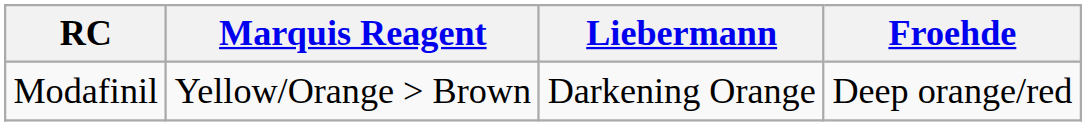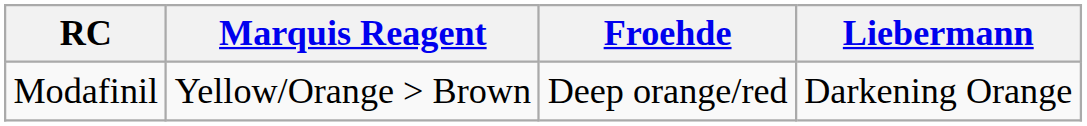columns swapped: (682, 33) <-> (952, 33)
